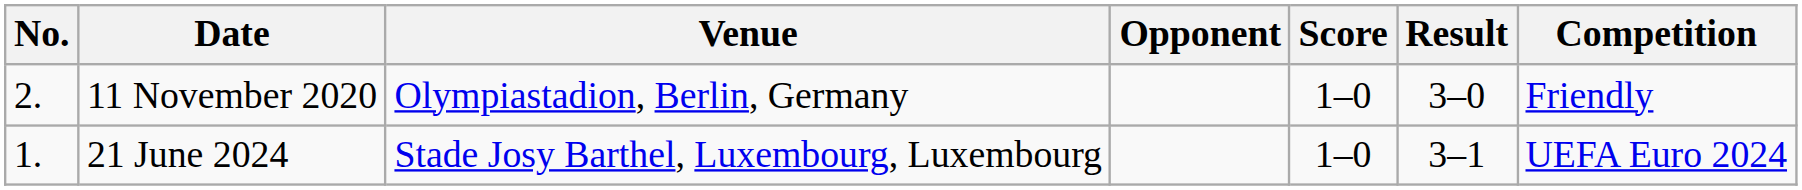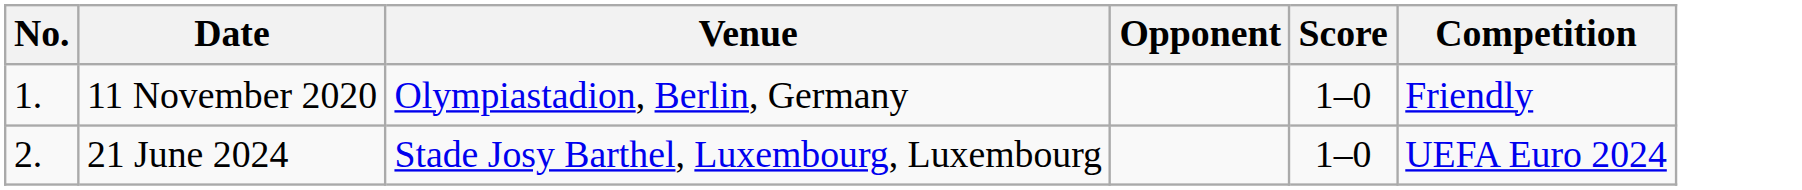- column: (1457, 34)
(28, 94) 2. -> (28, 94) 1.
(28, 154) 1. -> (28, 154) 2.
